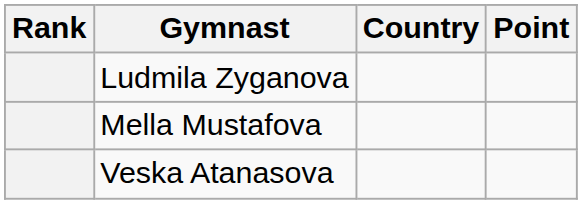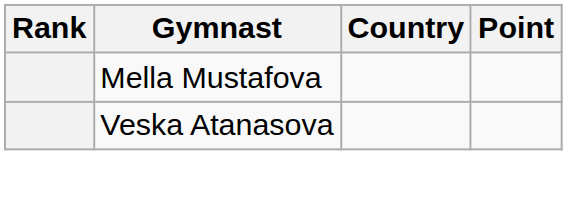- row: (225, 76)
